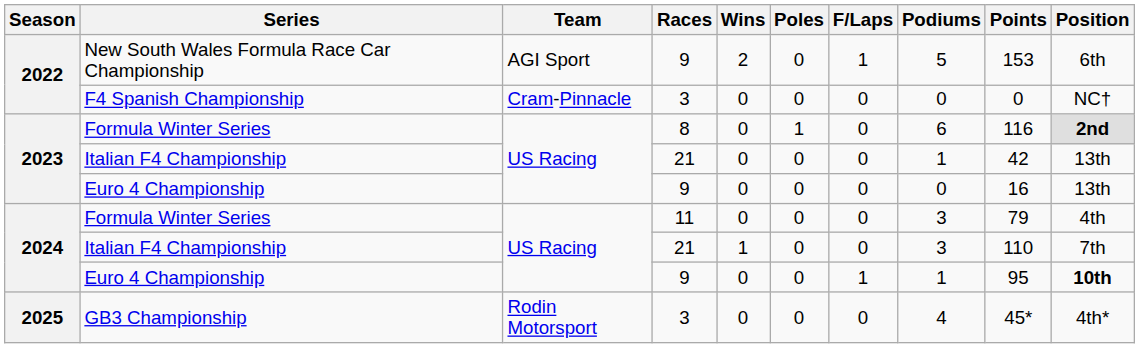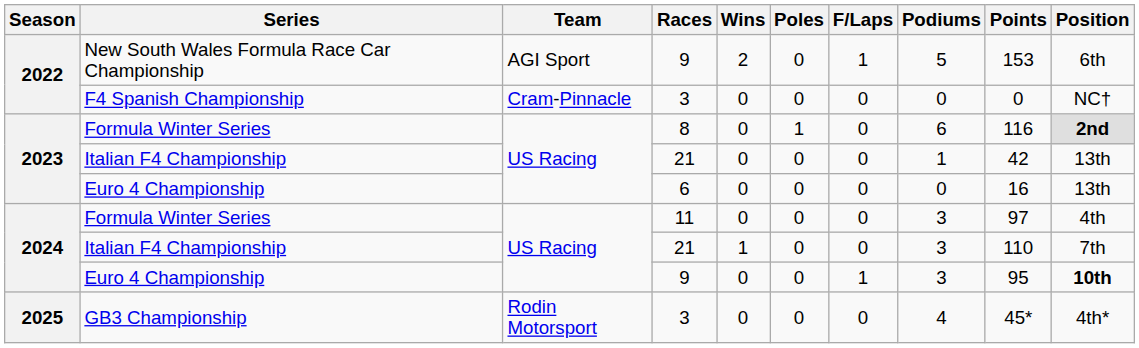(684, 189) 9 -> (684, 189) 6
(1018, 218) 79 -> (1018, 218) 97
(941, 277) 1 -> (941, 277) 3
